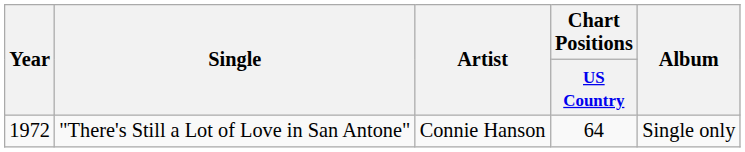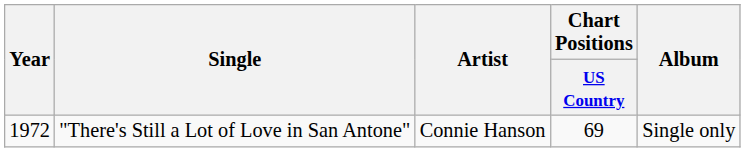(594, 130) 64 -> (594, 130) 69
